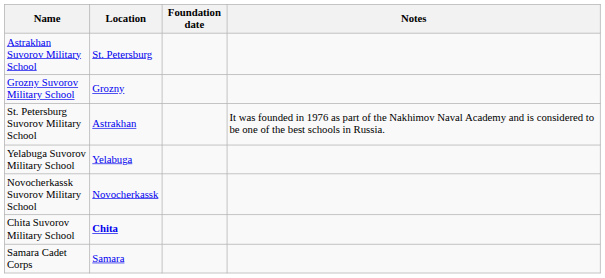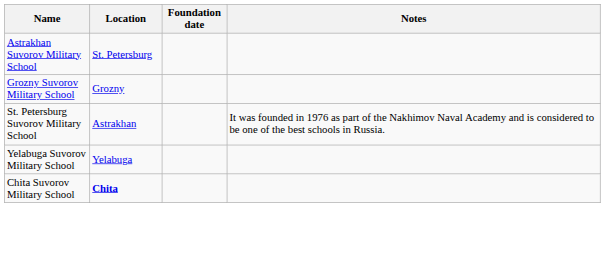- row: (44, 194)
- row: (37, 258)
